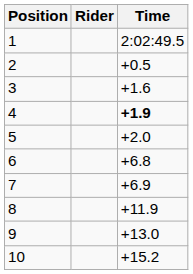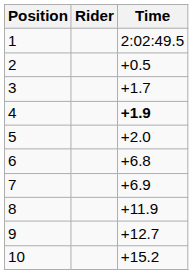(136, 88) +1.6 -> (136, 88) +1.7
(140, 233) +13.0 -> (140, 233) +12.7
